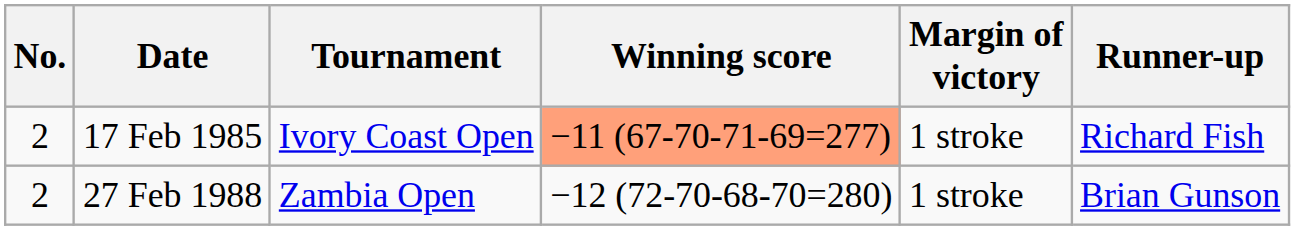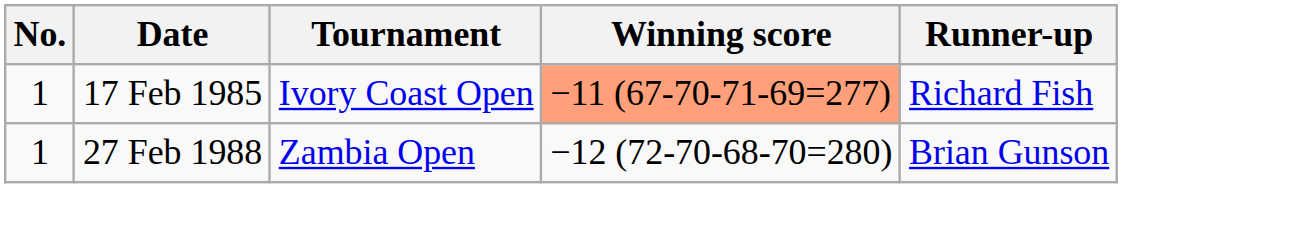- column: (986, 55)
(40, 135) 2 -> (40, 93) 1
(40, 195) 2 -> (40, 152) 1
